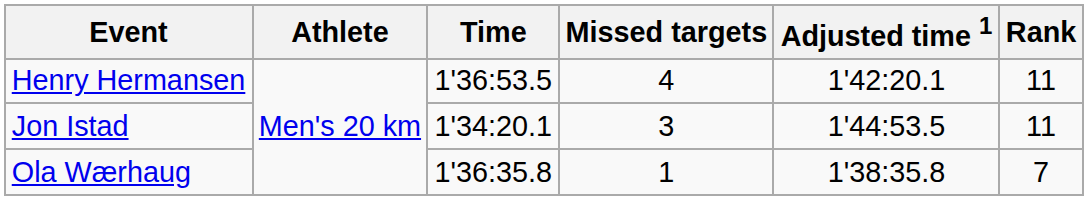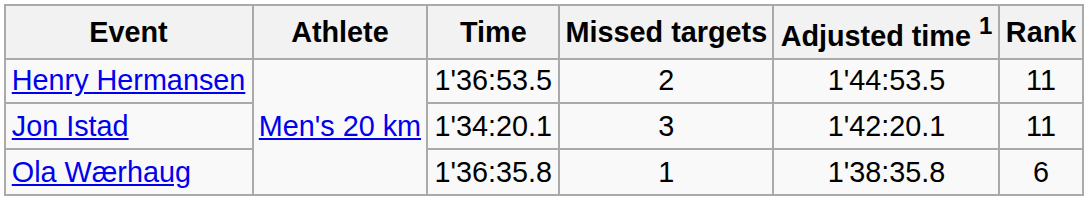(666, 81) 4 -> (666, 81) 2
(886, 81) 1'42:20.1 -> (886, 81) 1'44:53.5
(886, 127) 1'44:53.5 -> (886, 127) 1'42:20.1
(1041, 172) 7 -> (1041, 172) 6
